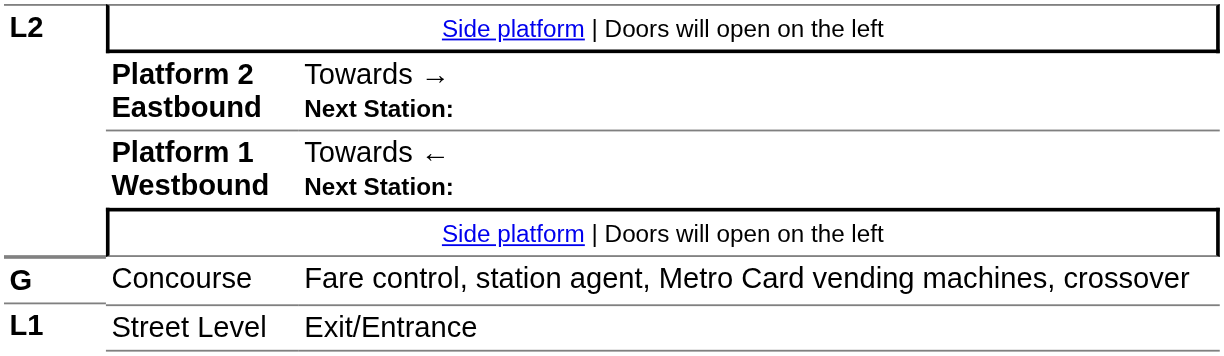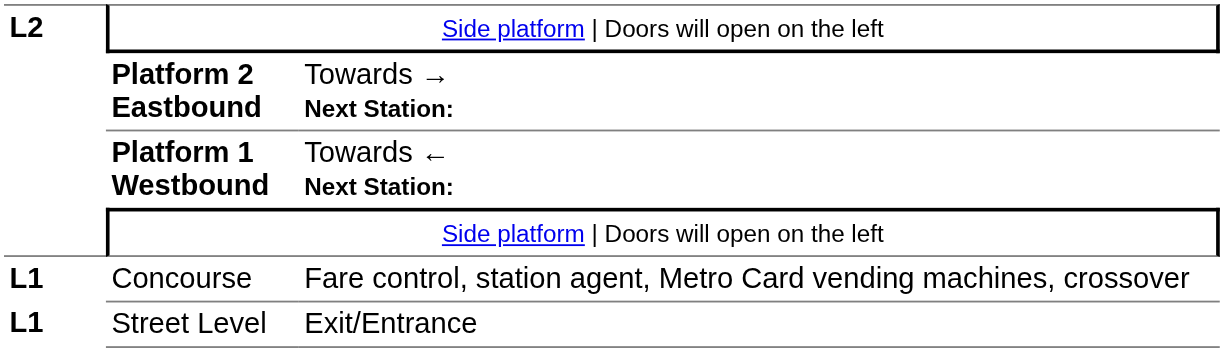(21, 280) G -> (26, 278) L1
